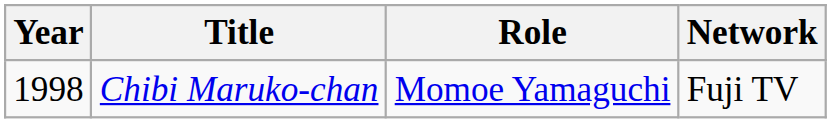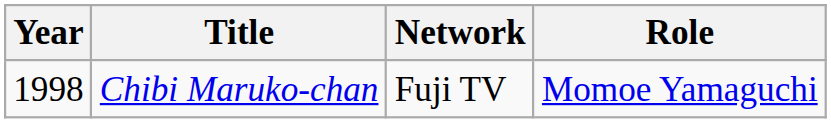columns swapped: (533, 32) <-> (752, 32)
